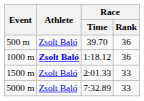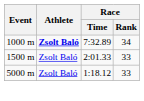- row: (18, 42)
(97, 58) 1:18.12 -> (97, 42) 7:32.89
(126, 58) 36 -> (126, 42) 34
(97, 88) 7:32.89 -> (97, 73) 1:18.12
